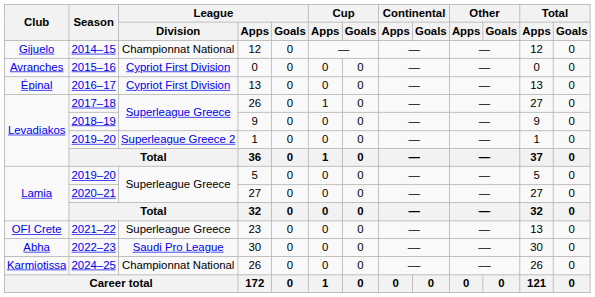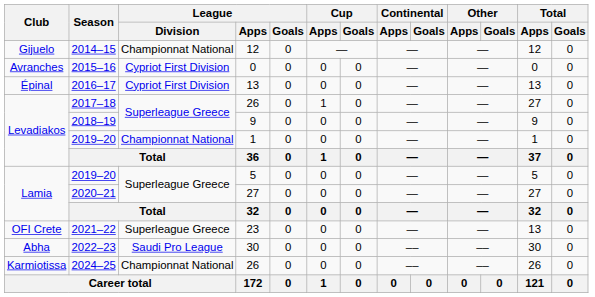(178, 139) Superleague Greece 2 -> (177, 139) Championnat National
